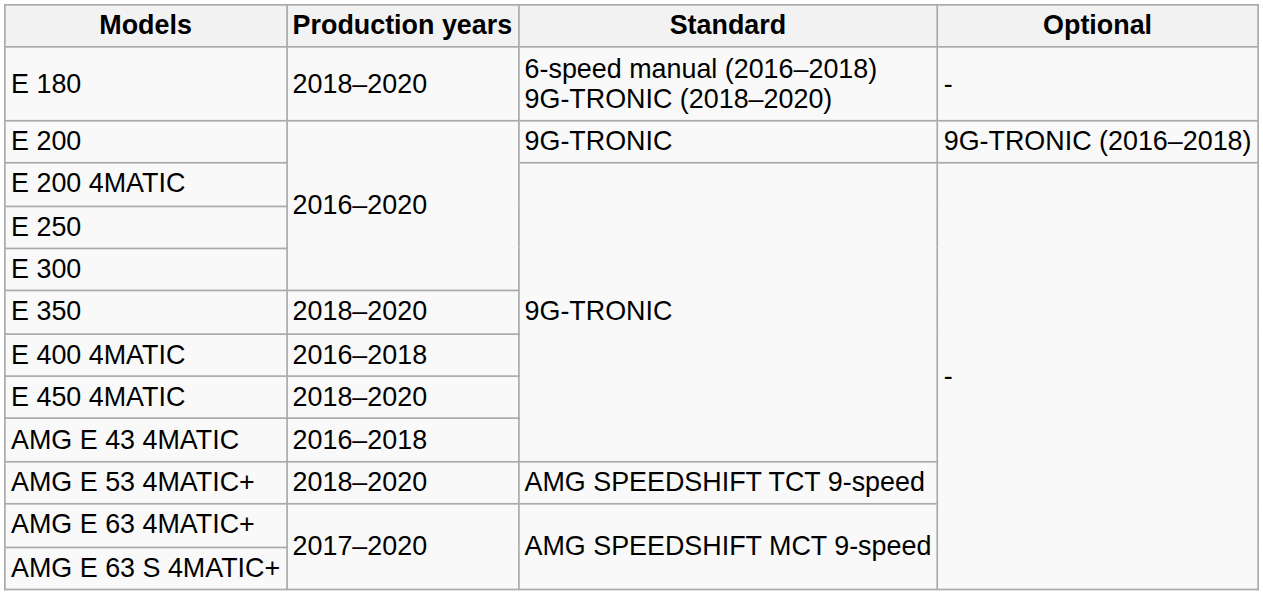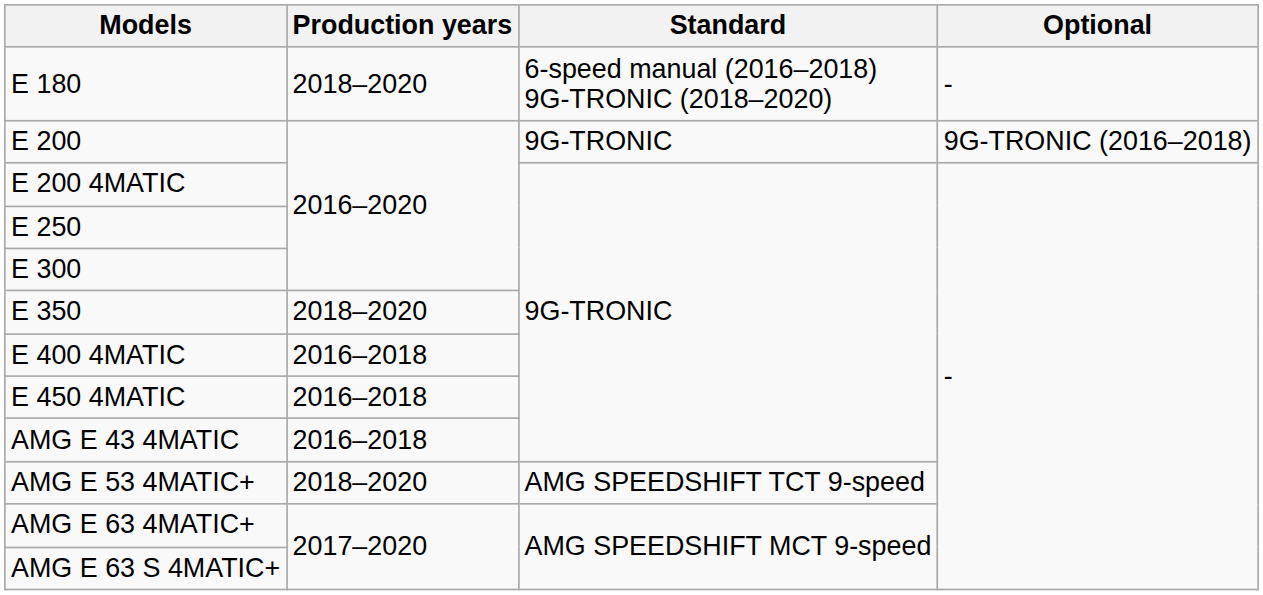(360, 397) 2018–2020 -> (360, 397) 2016–2018
